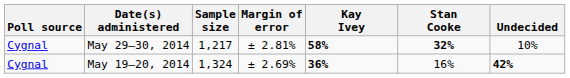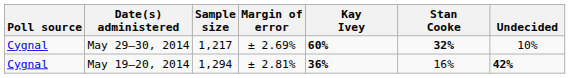(272, 45) ± 2.81% -> (272, 45) ± 2.69%
(318, 45) 58% -> (318, 45) 60%
(215, 64) 1,324 -> (215, 64) 1,294
(272, 64) ± 2.69% -> (272, 64) ± 2.81%
